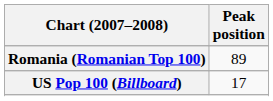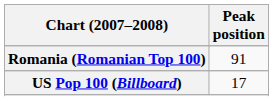(239, 58) 89 -> (239, 58) 91
